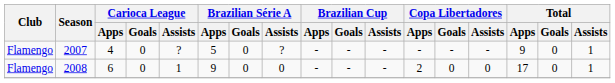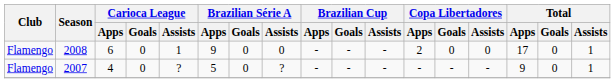rows swapped: (75, 50) <-> (75, 68)
